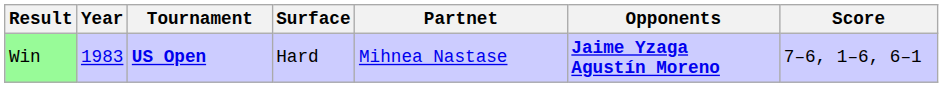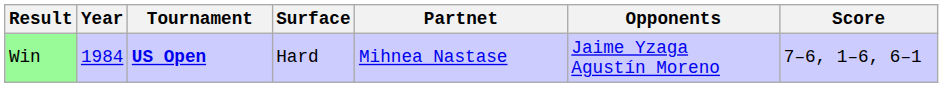(102, 58) 1983 -> (102, 58) 1984
(646, 58) bold -> (646, 58) normal
